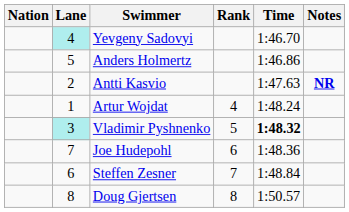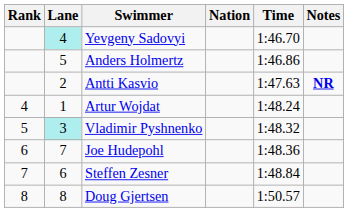columns swapped: (234, 15) <-> (28, 15)
(279, 128) bold -> (278, 128) normal
